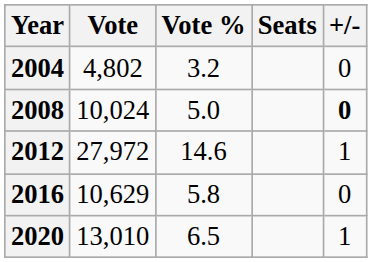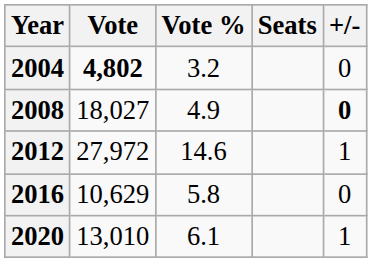(113, 67) normal -> (113, 67) bold
(113, 109) 10,024 -> (113, 109) 18,027
(204, 109) 5.0 -> (204, 109) 4.9
(204, 236) 6.5 -> (204, 236) 6.1
